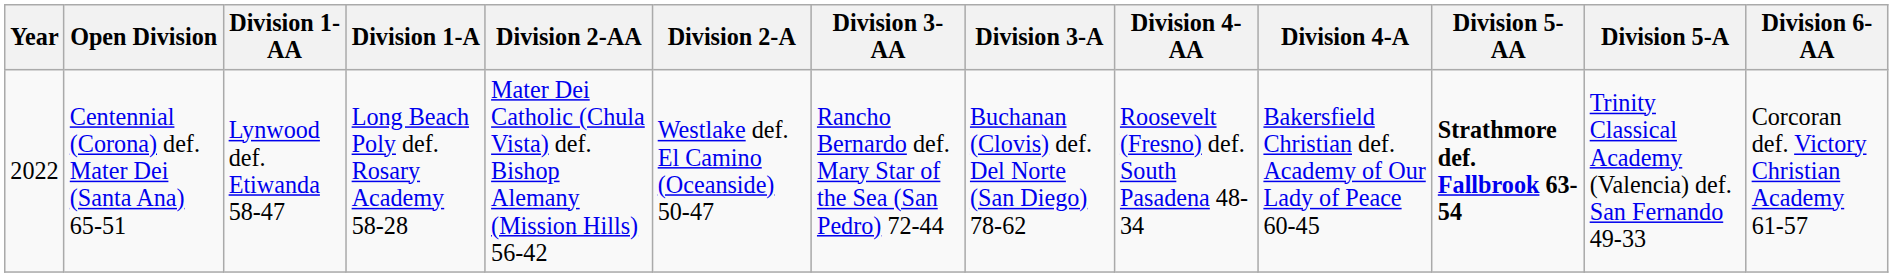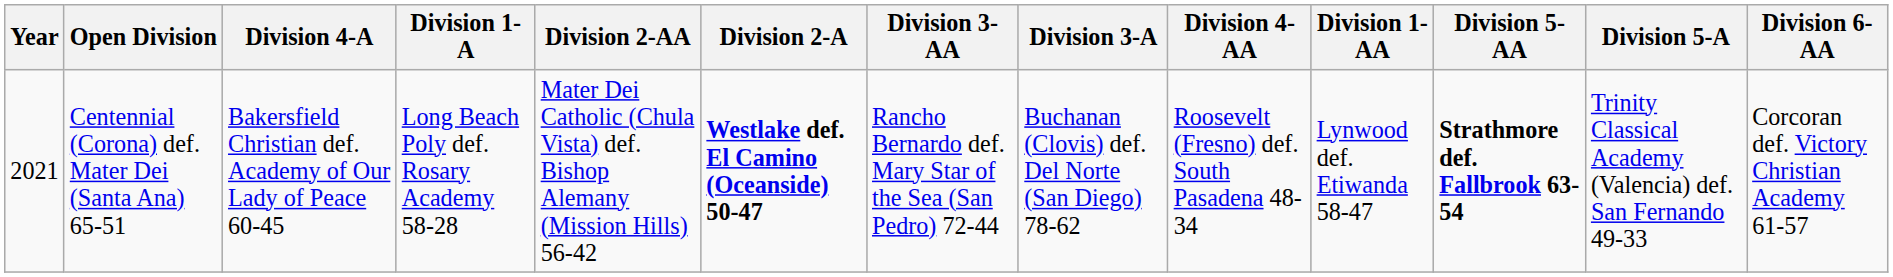columns swapped: (285, 37) <-> (1345, 37)
(34, 170) 2022 -> (34, 170) 2021
(723, 170) normal -> (775, 170) bold
